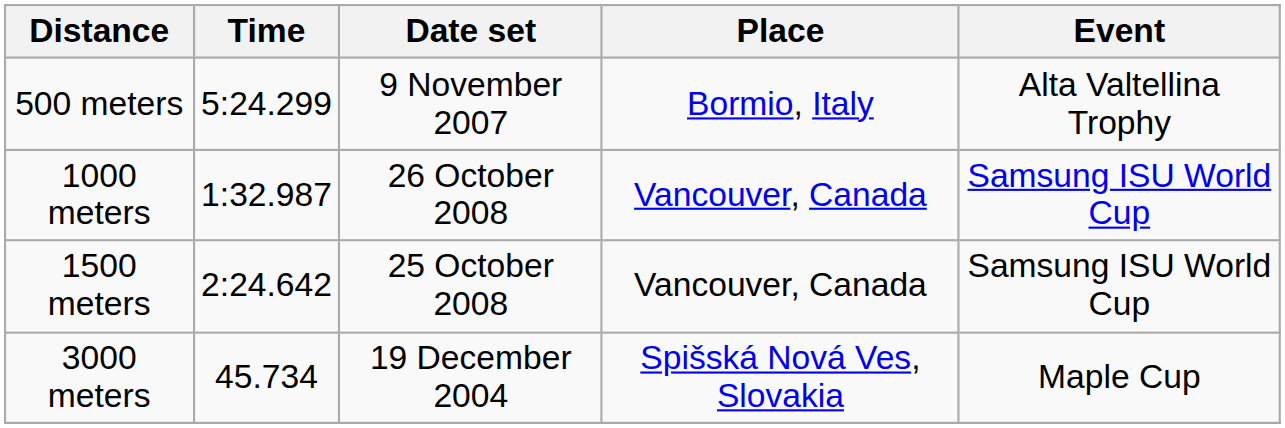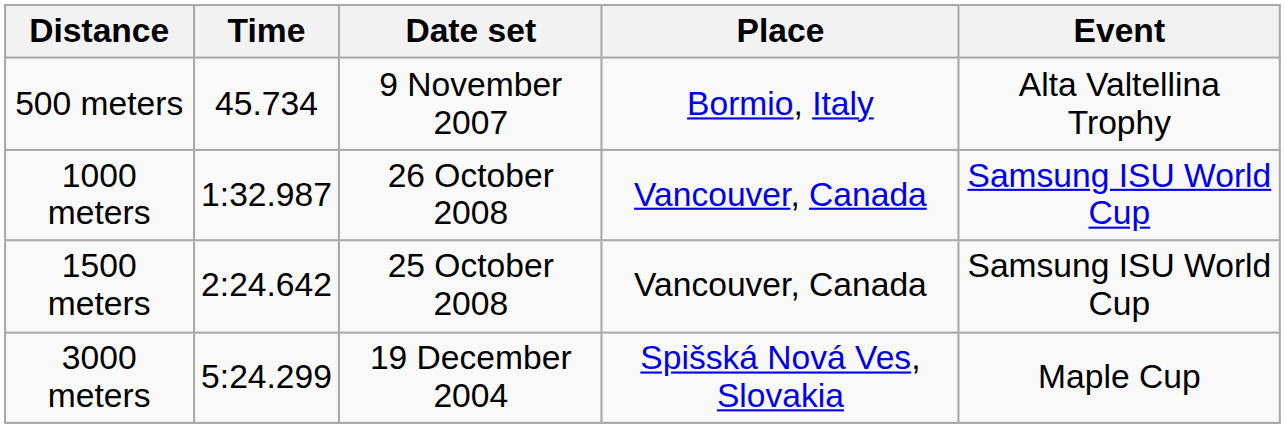(266, 103) 5:24.299 -> (266, 103) 45.734
(266, 376) 45.734 -> (266, 376) 5:24.299
